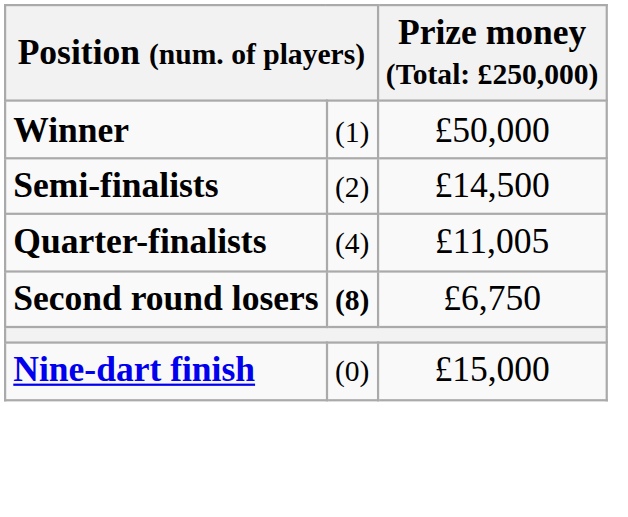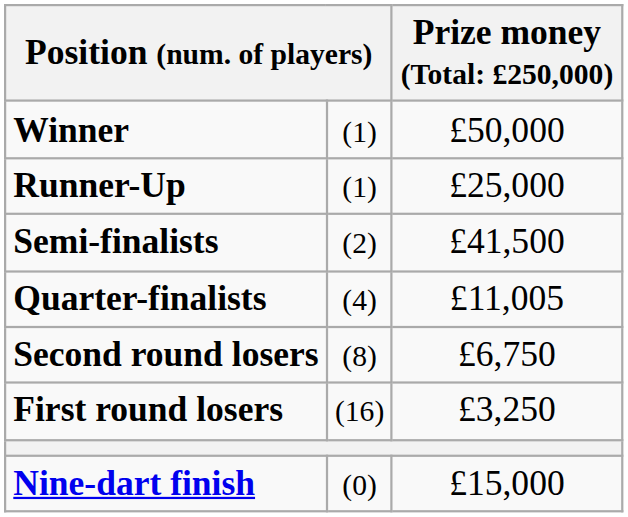+ row: (99, 185)
(492, 185) £14,500 -> (507, 241) £41,500
(352, 297) bold -> (360, 356) normal
+ row: (148, 410)
